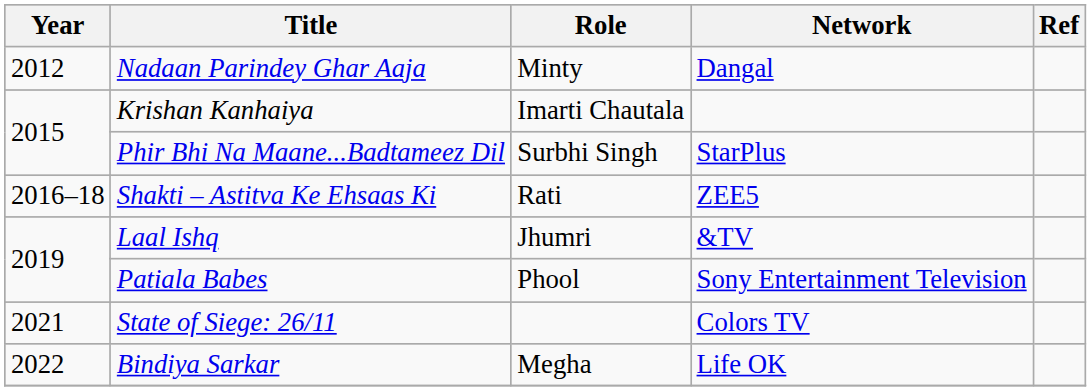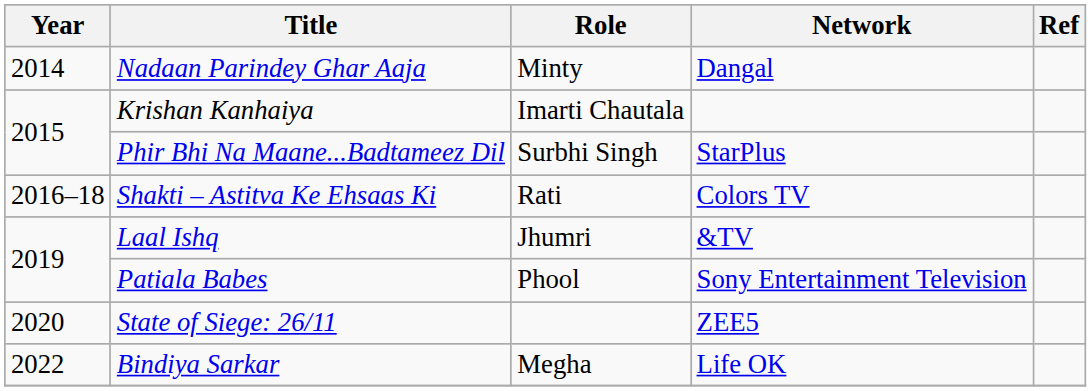(38, 68) 2012 -> (38, 68) 2014
(728, 195) ZEE5 -> (753, 195) Colors TV
(38, 322) 2021 -> (38, 322) 2020
(753, 322) Colors TV -> (728, 322) ZEE5
